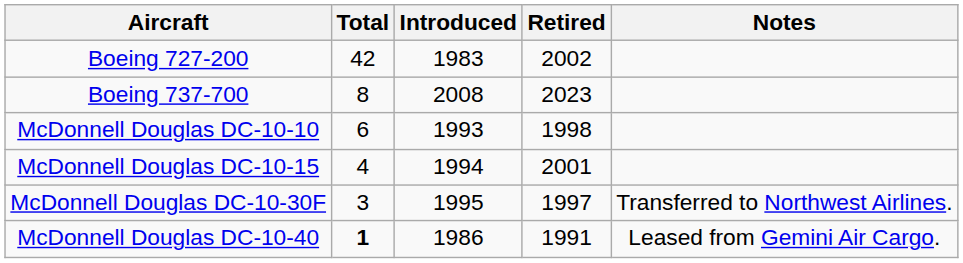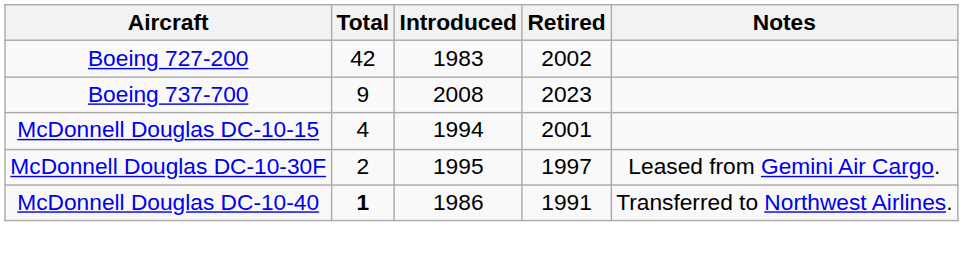(363, 94) 8 -> (363, 94) 9
- row: (168, 130)
(363, 202) 3 -> (363, 166) 2
(784, 202) Transferred to Northwest Airlines. -> (784, 166) Leased from Gemini Air Cargo.
(784, 238) Leased from Gemini Air Cargo. -> (784, 202) Transferred to Northwest Airlines.
